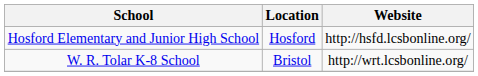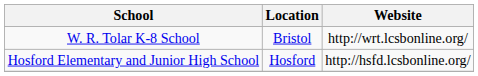rows swapped: (133, 37) <-> (133, 60)
